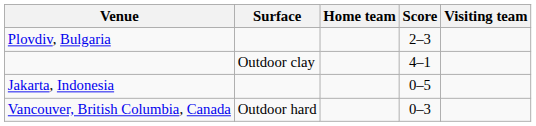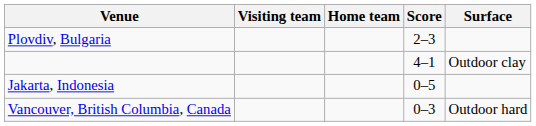columns swapped: (277, 16) <-> (486, 16)
